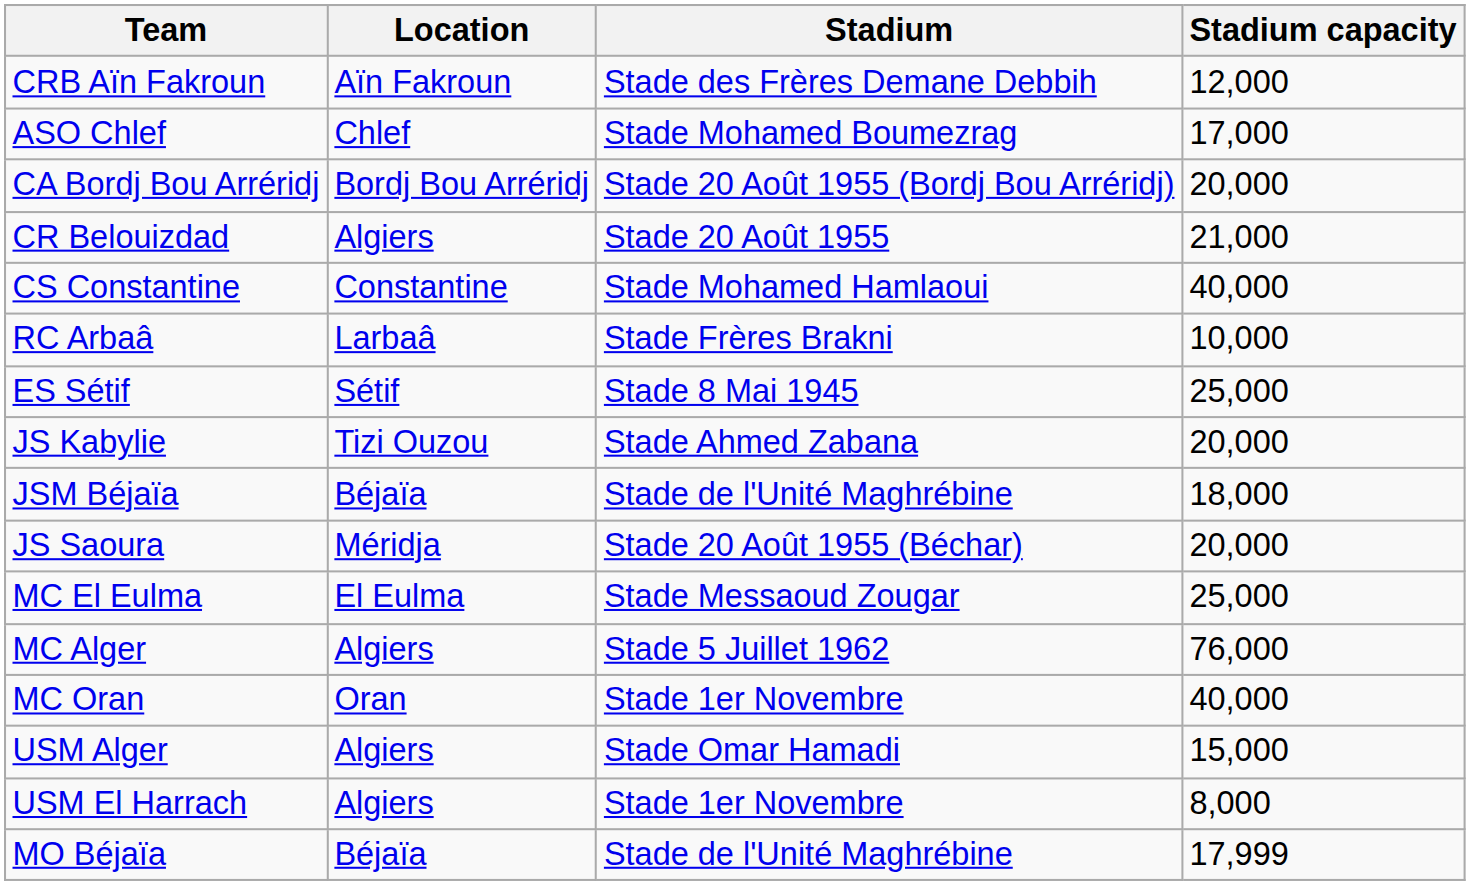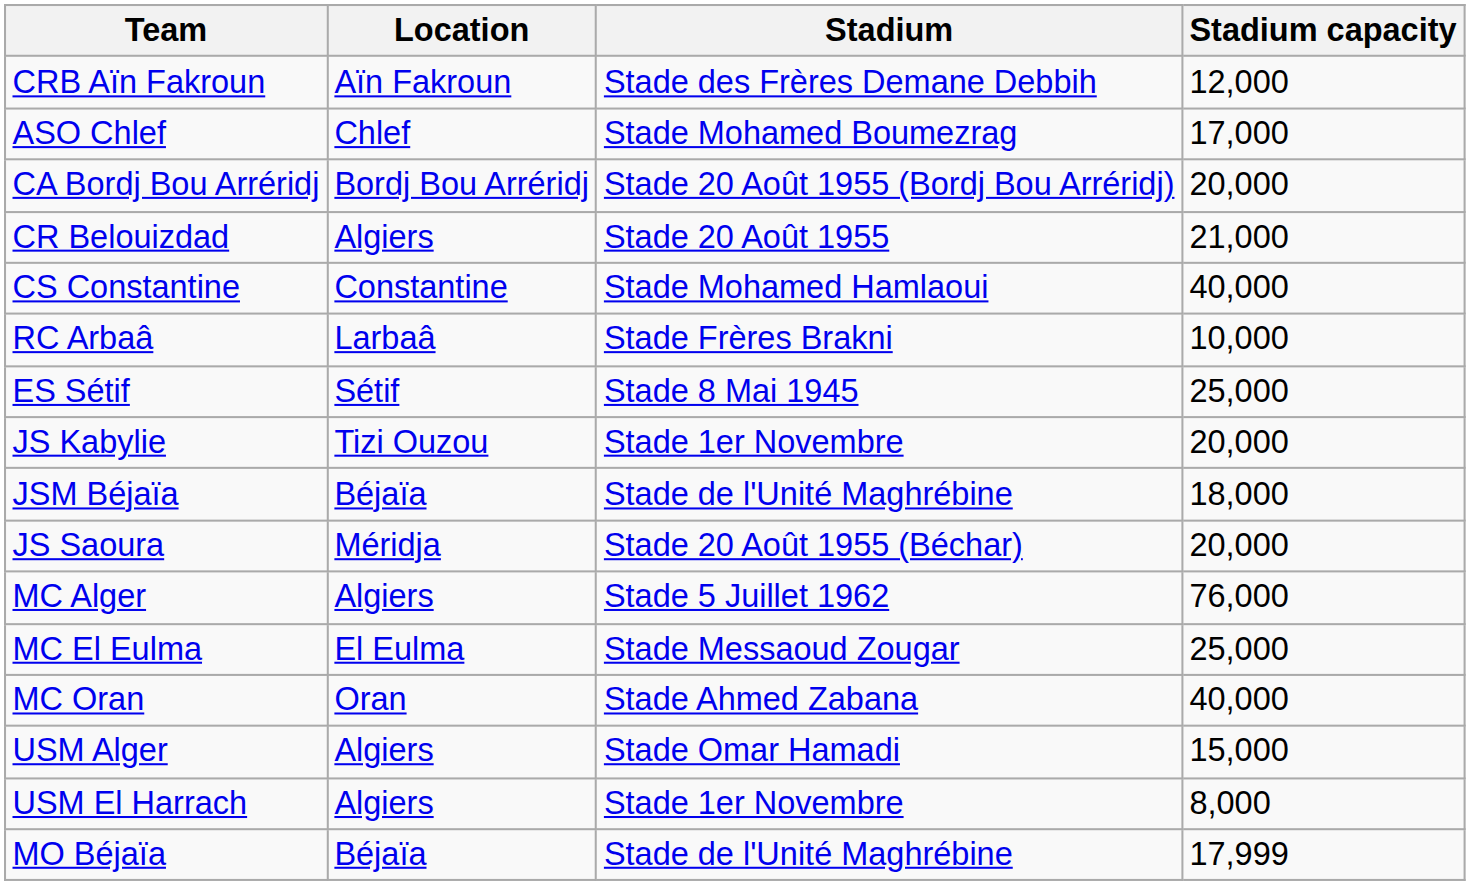(761, 442) Stade Ahmed Zabana -> (754, 442) Stade 1er Novembre
rows swapped: (79, 648) <-> (107, 596)
(754, 699) Stade 1er Novembre -> (761, 699) Stade Ahmed Zabana
